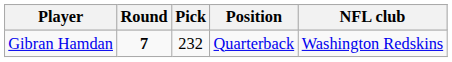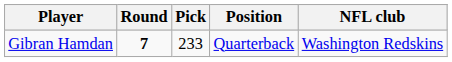(191, 43) 232 -> (191, 43) 233
